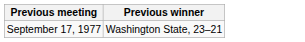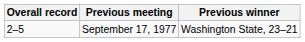+ column: (42, 12)
